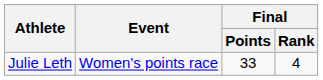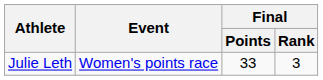(296, 64) 4 -> (296, 64) 3
